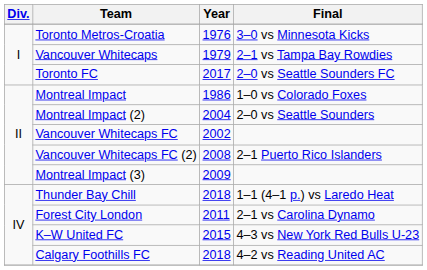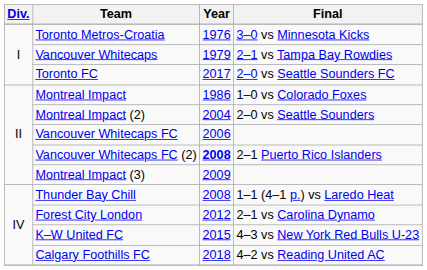(217, 134) 2002 -> (217, 134) 2006
(217, 154) normal -> (217, 154) bold
(217, 194) 2018 -> (217, 194) 2008
(216, 214) 2011 -> (217, 214) 2012
